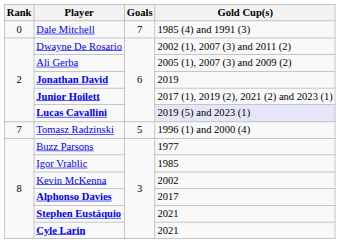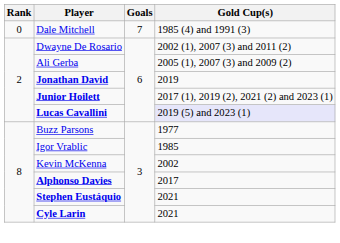- row: (75, 130)
